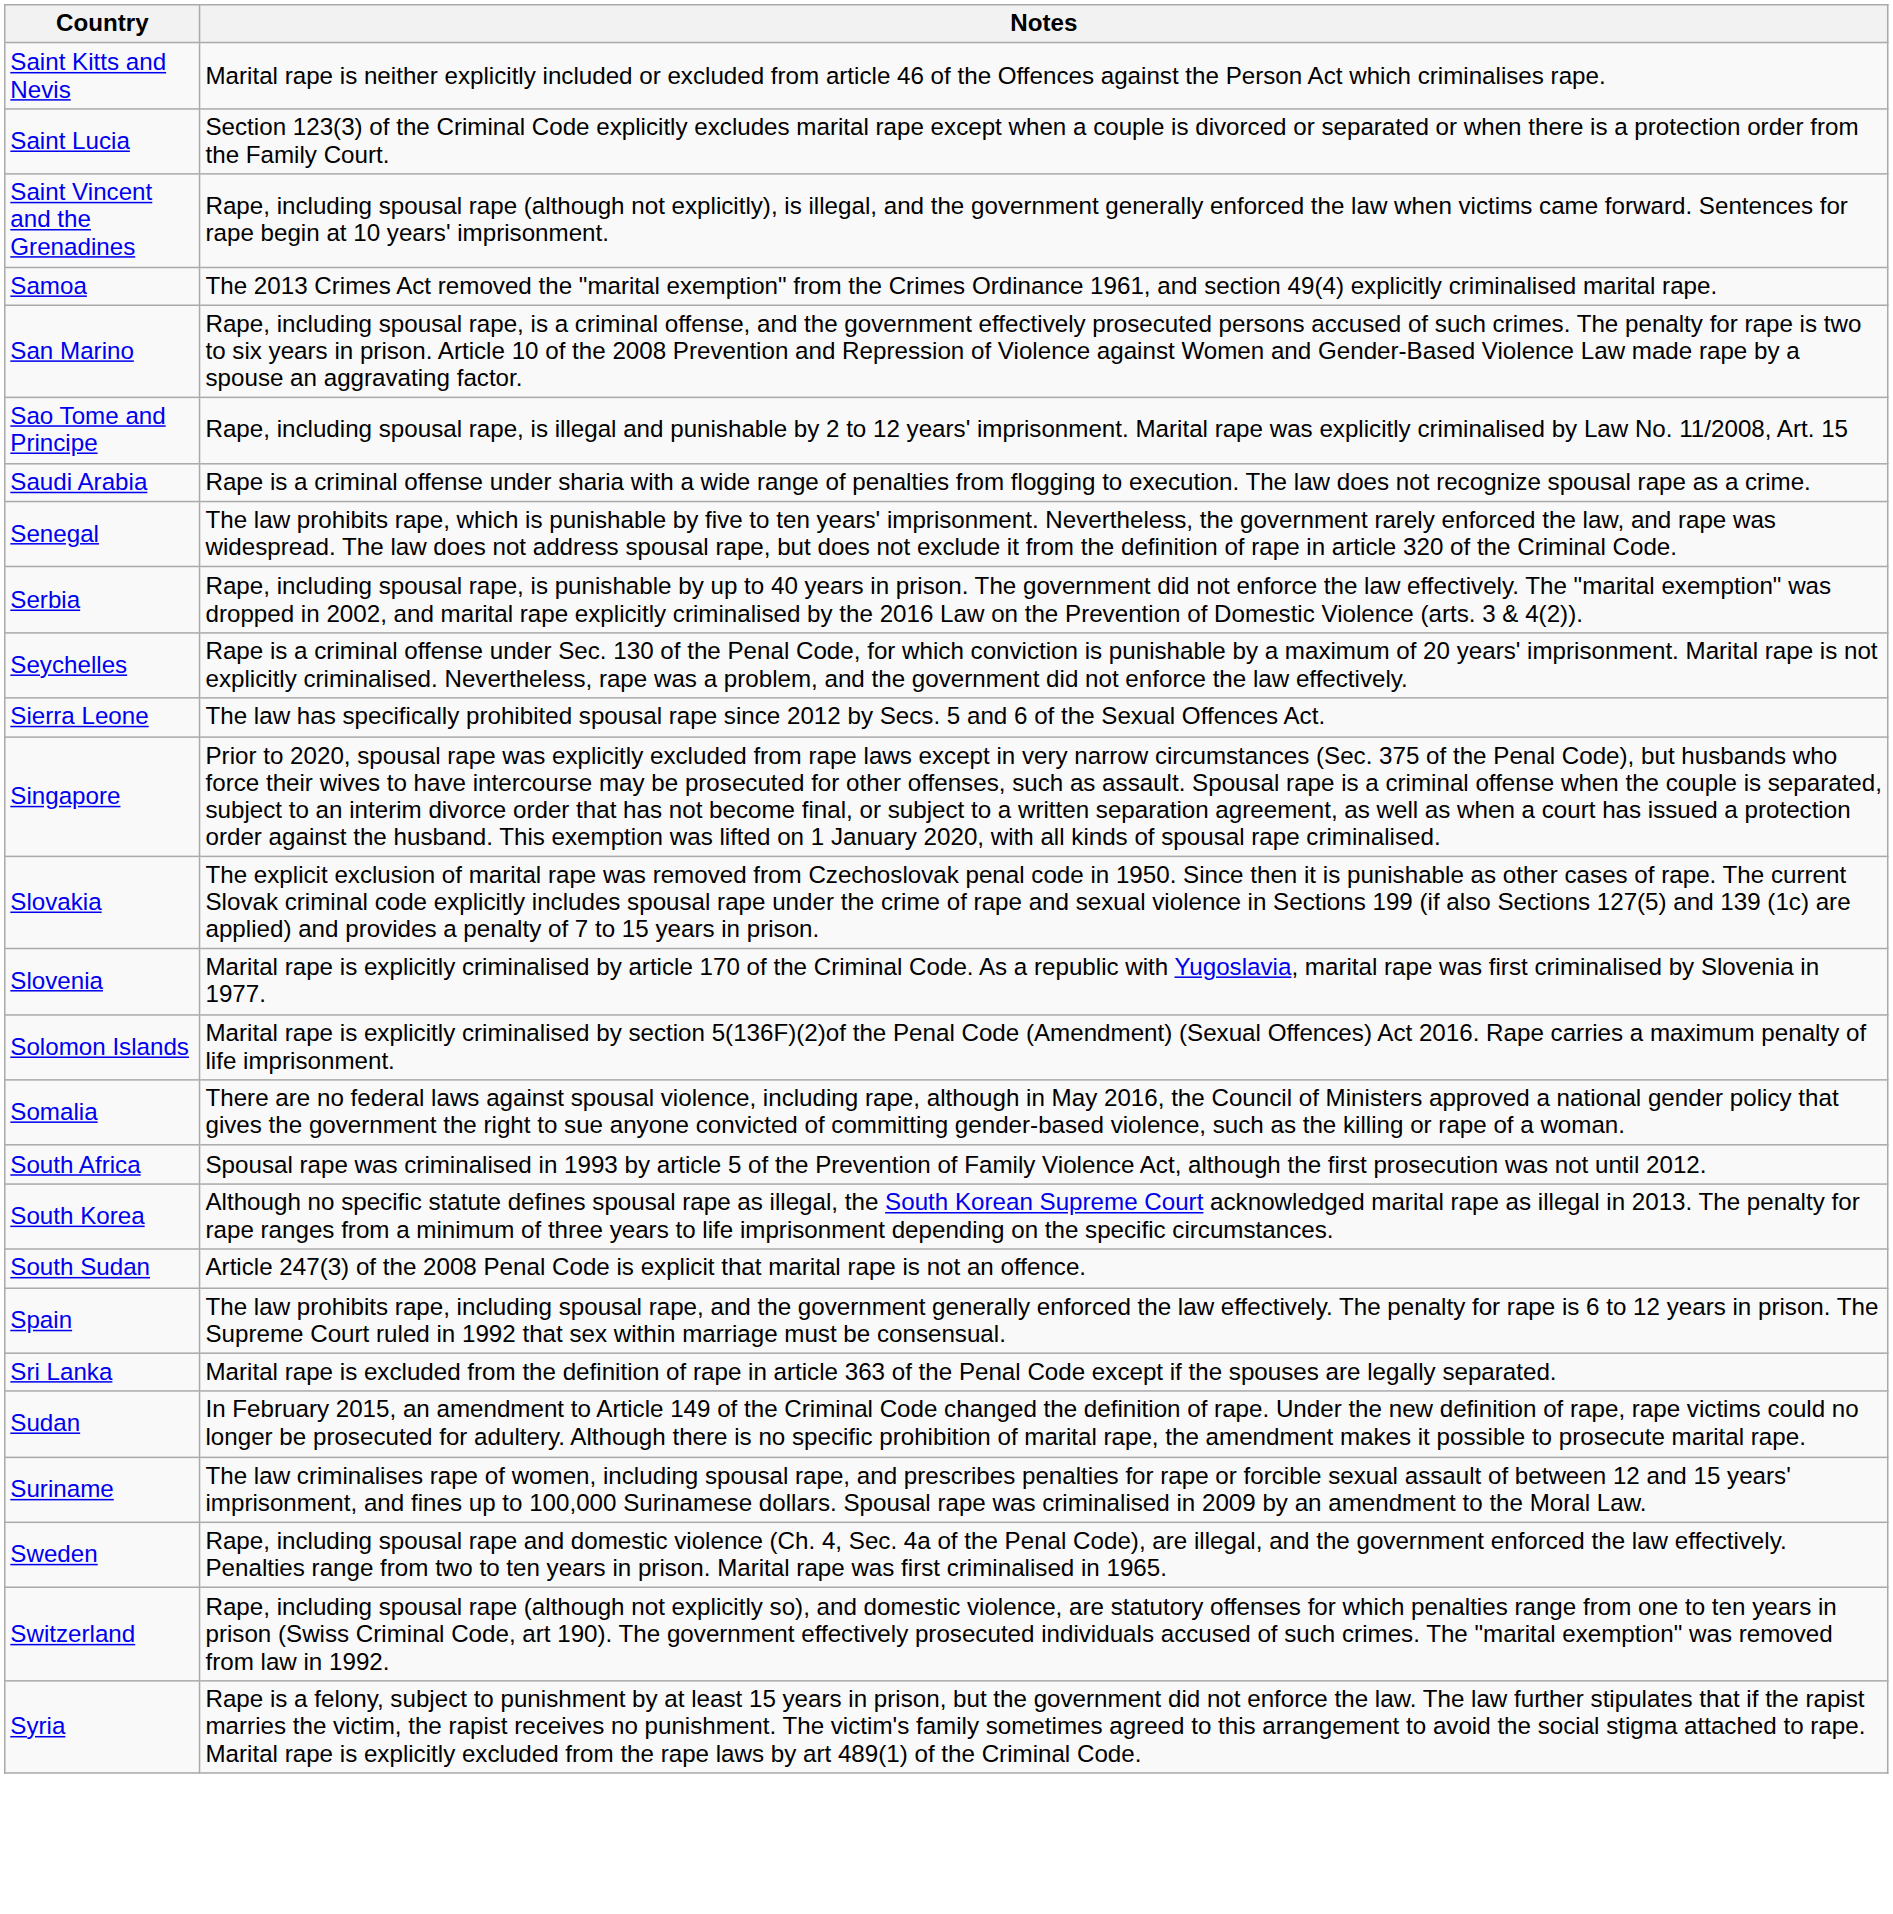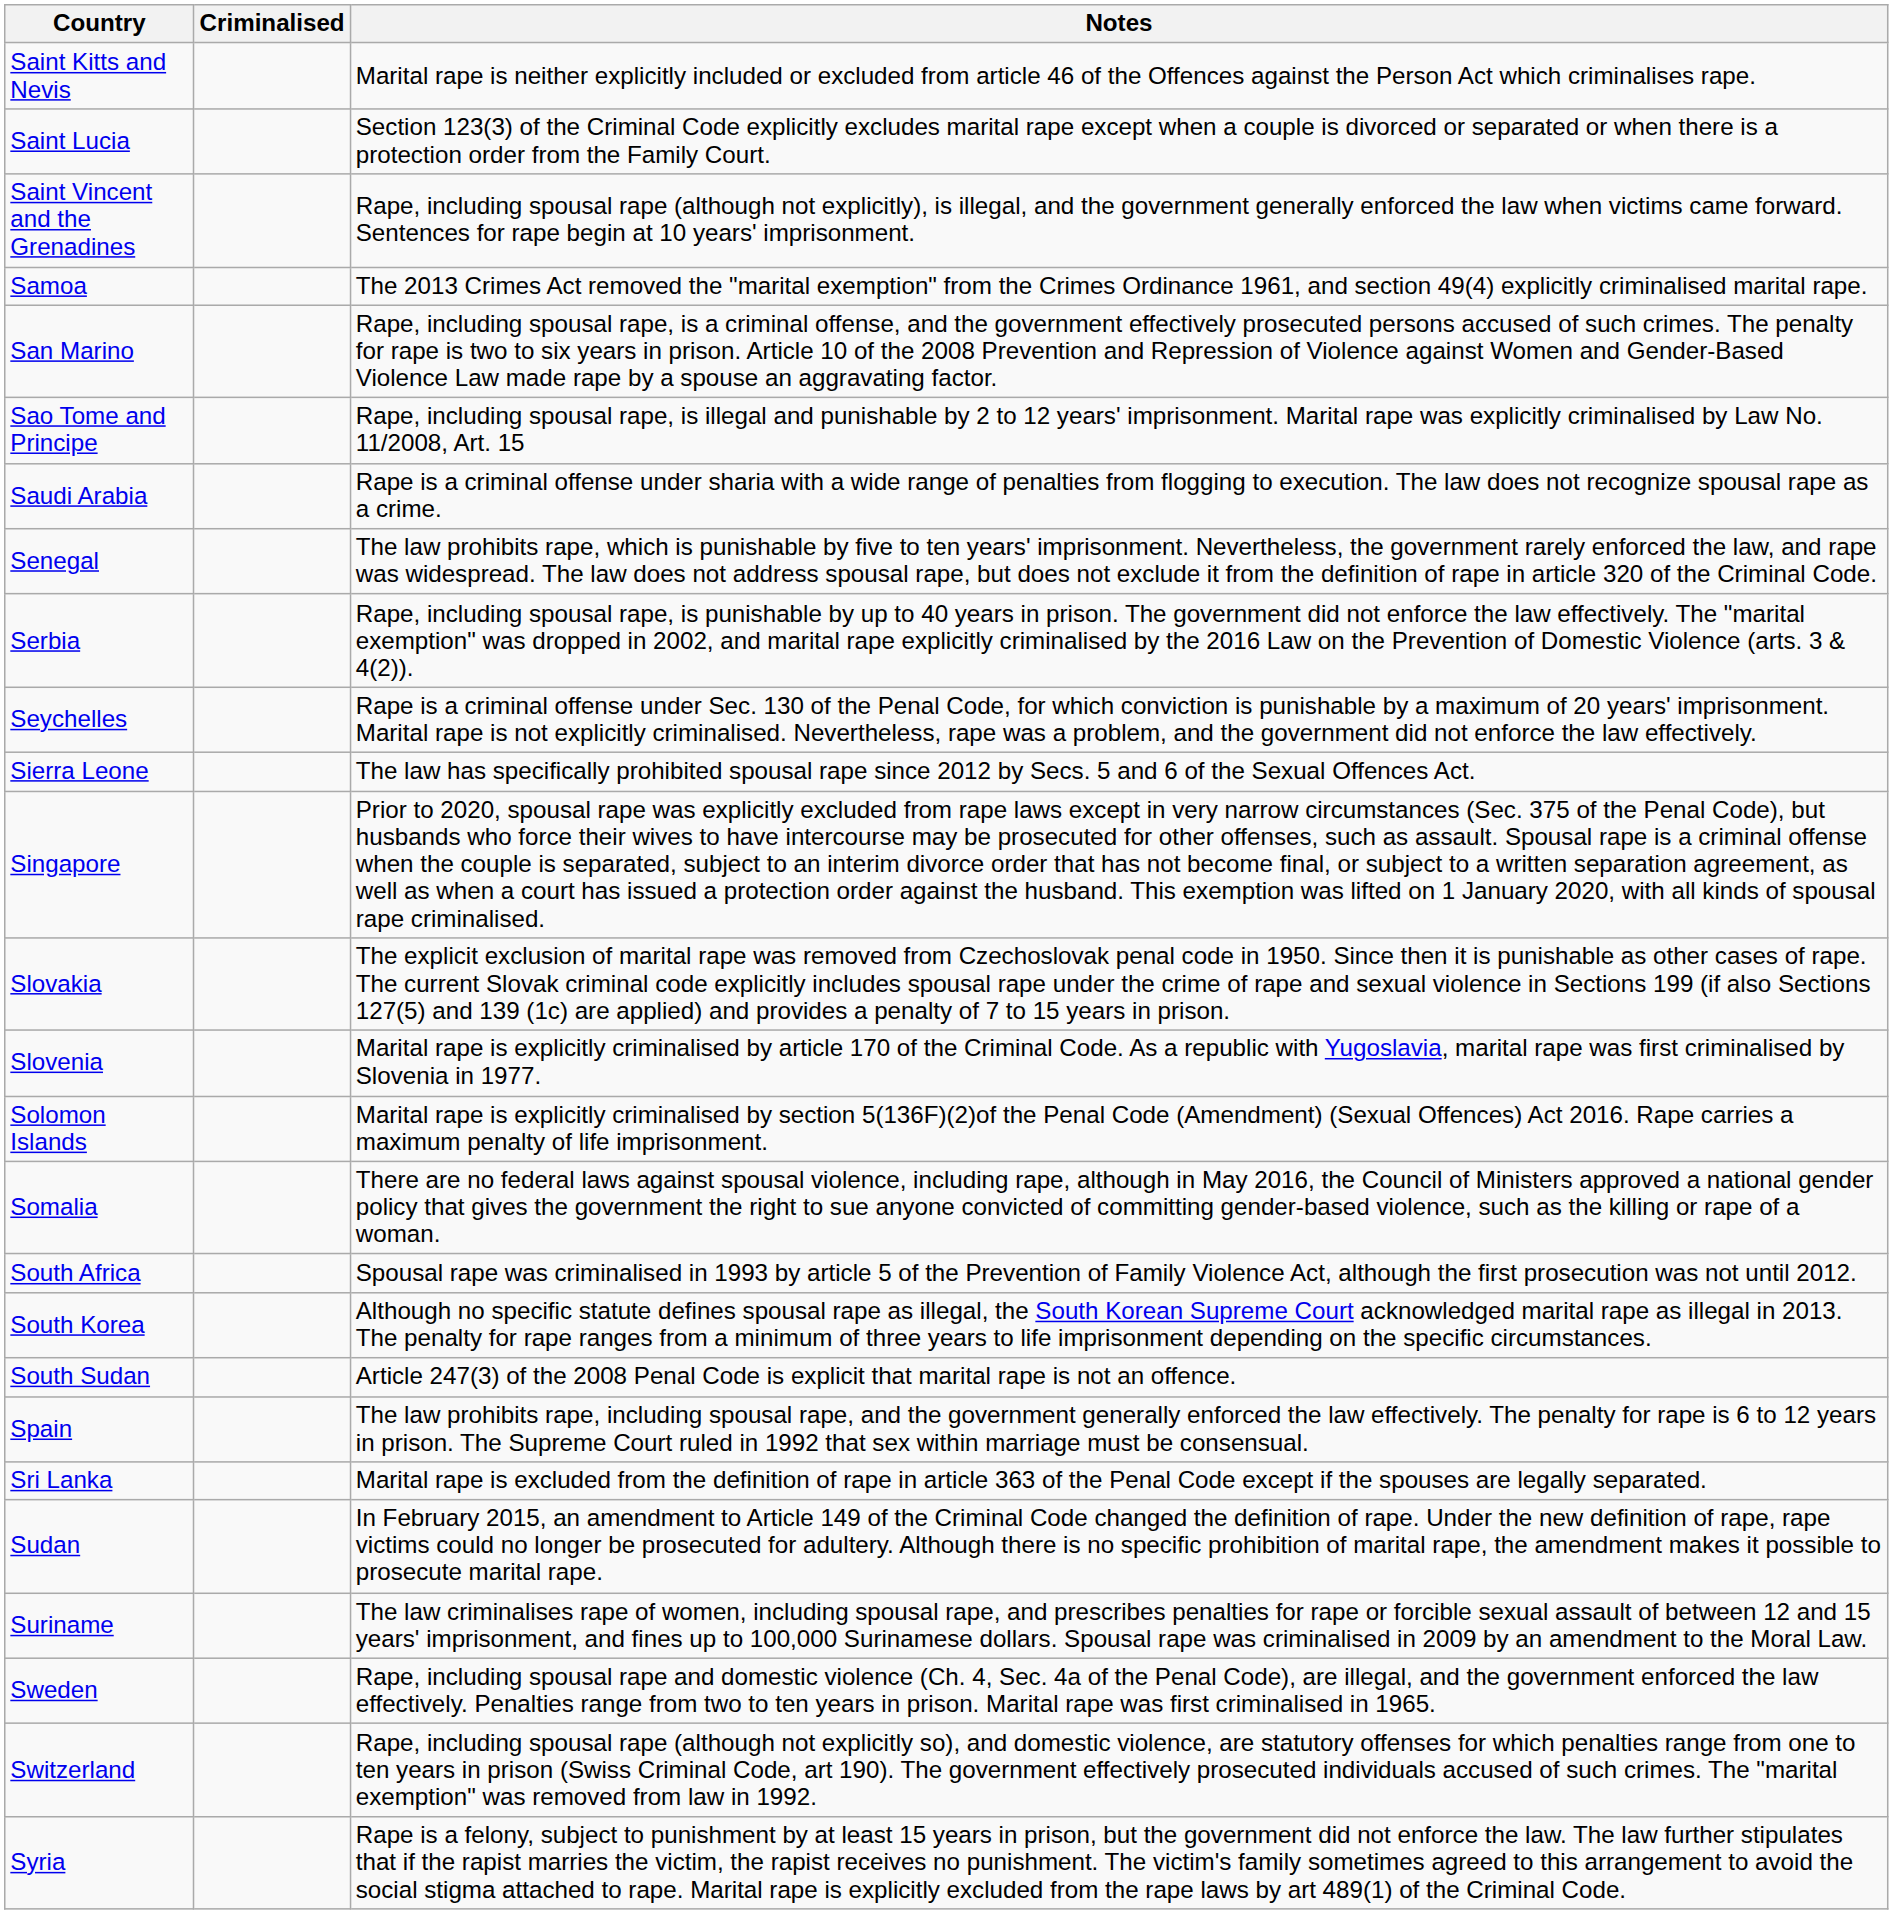+ column: (272, 23)
